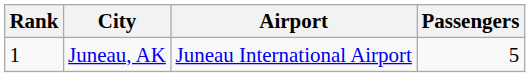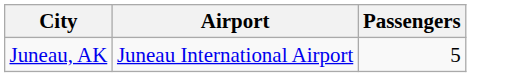- column: (34, 21)
